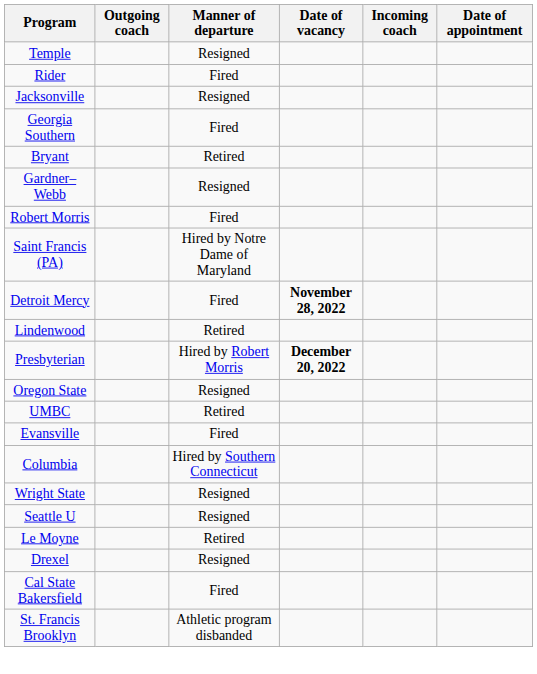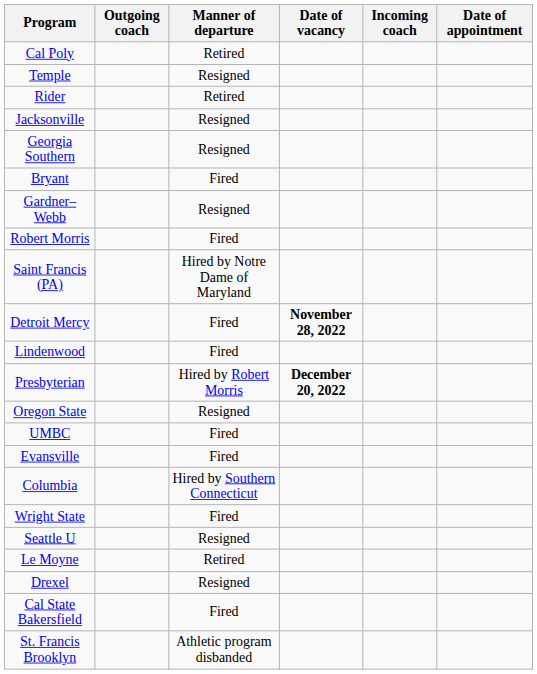+ row: (50, 53)
(224, 75) Fired -> (224, 97) Retired
(224, 127) Fired -> (224, 149) Resigned
(224, 157) Retired -> (224, 179) Fired
(224, 330) Retired -> (224, 352) Fired
(224, 412) Retired -> (224, 434) Fired
(224, 494) Resigned -> (224, 516) Fired
